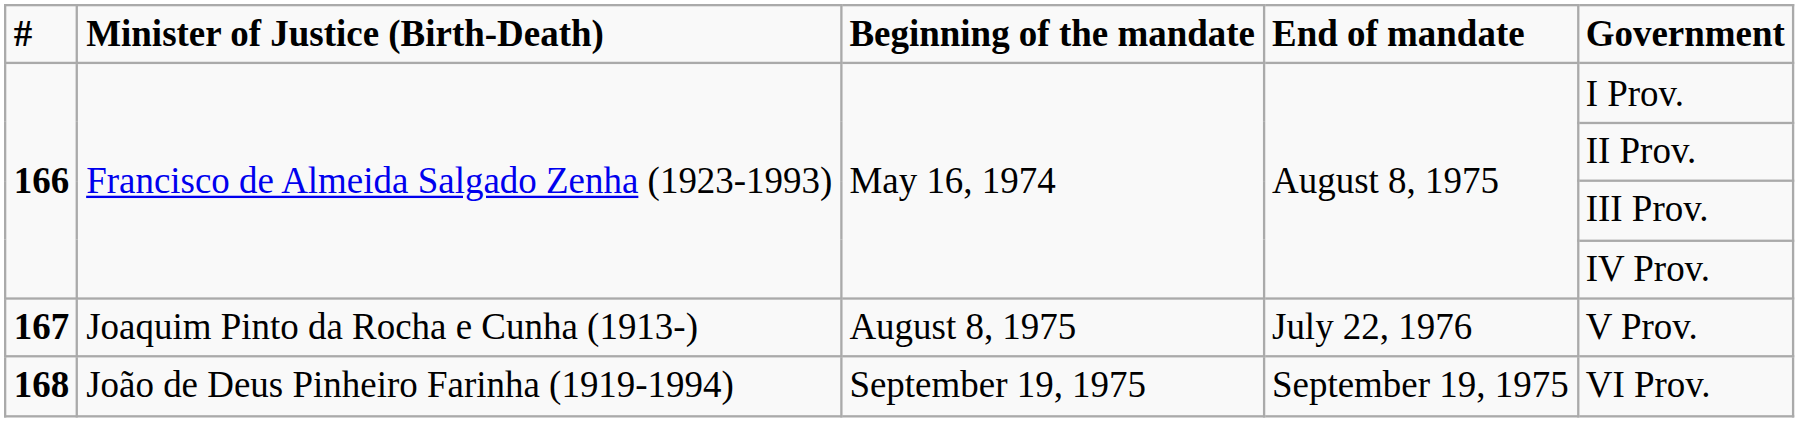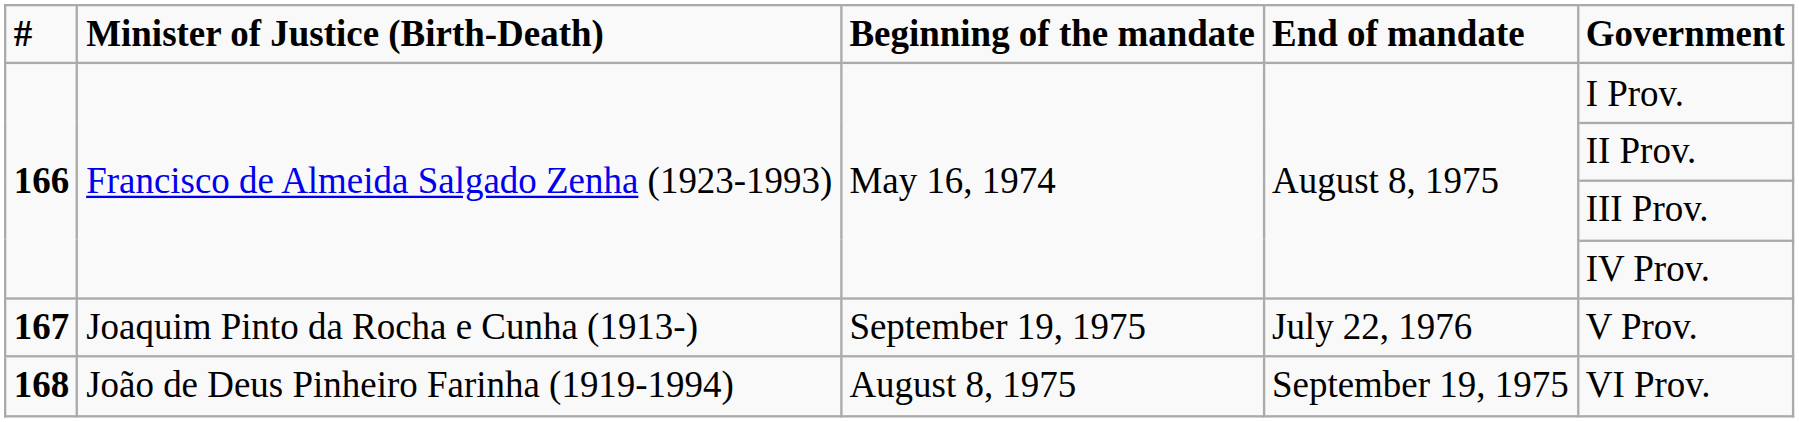(963, 326) August 8, 1975 -> (998, 326) September 19, 1975
(998, 385) September 19, 1975 -> (963, 385) August 8, 1975
